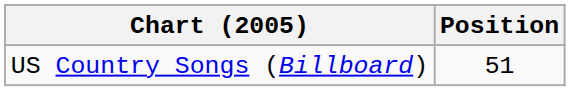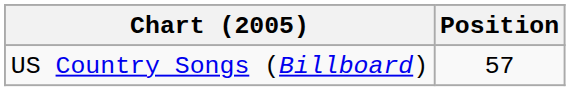(500, 66) 51 -> (500, 66) 57
